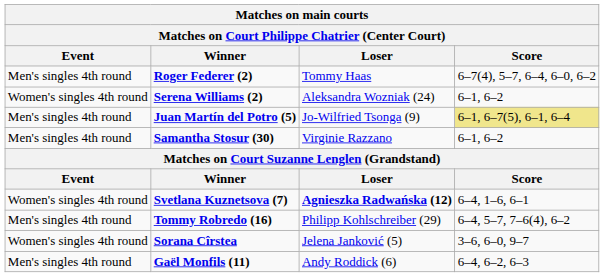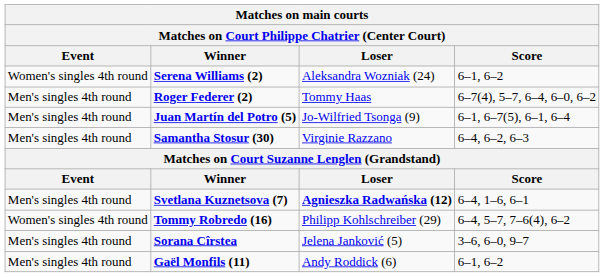rows swapped: (208, 96) <-> (203, 76)
(514, 117) khaki background -> (514, 117) no background
(480, 138) 6–1, 6–2 -> (493, 138) 6–4, 6–2, 6–3
(78, 199) Women's singles 4th round -> (70, 199) Men's singles 4th round
(70, 220) Men's singles 4th round -> (78, 220) Women's singles 4th round
(78, 240) Women's singles 4th round -> (70, 240) Men's singles 4th round
(493, 261) 6–4, 6–2, 6–3 -> (480, 261) 6–1, 6–2
